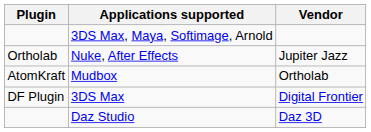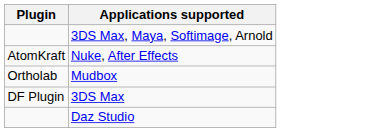- column: (321, 14)
(32, 55) Ortholab -> (36, 55) AtomKraft
(36, 76) AtomKraft -> (32, 76) Ortholab
